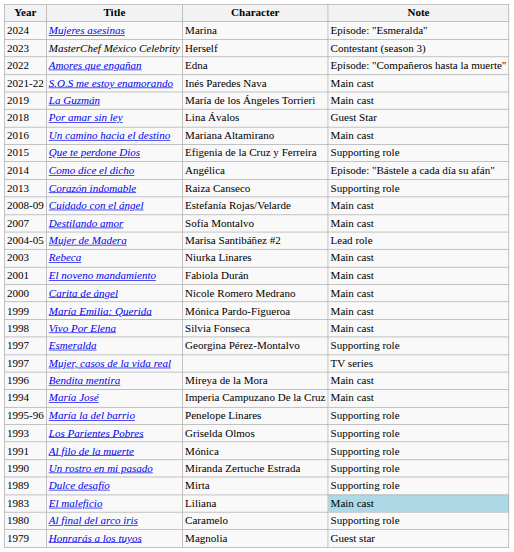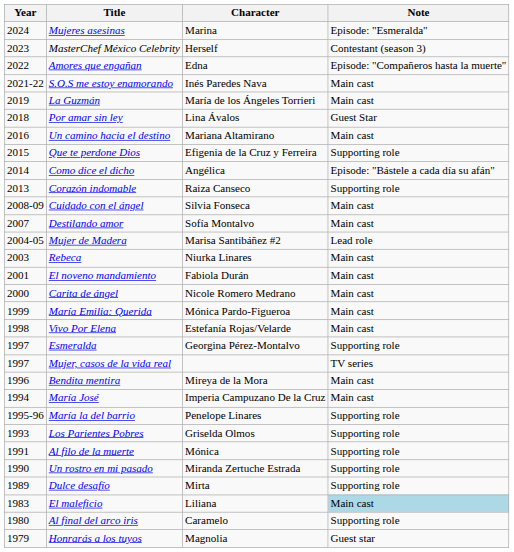(238, 205) Estefanía Rojas/Velarde -> (217, 205) Silvia Fonseca
(217, 328) Silvia Fonseca -> (238, 328) Estefanía Rojas/Velarde
